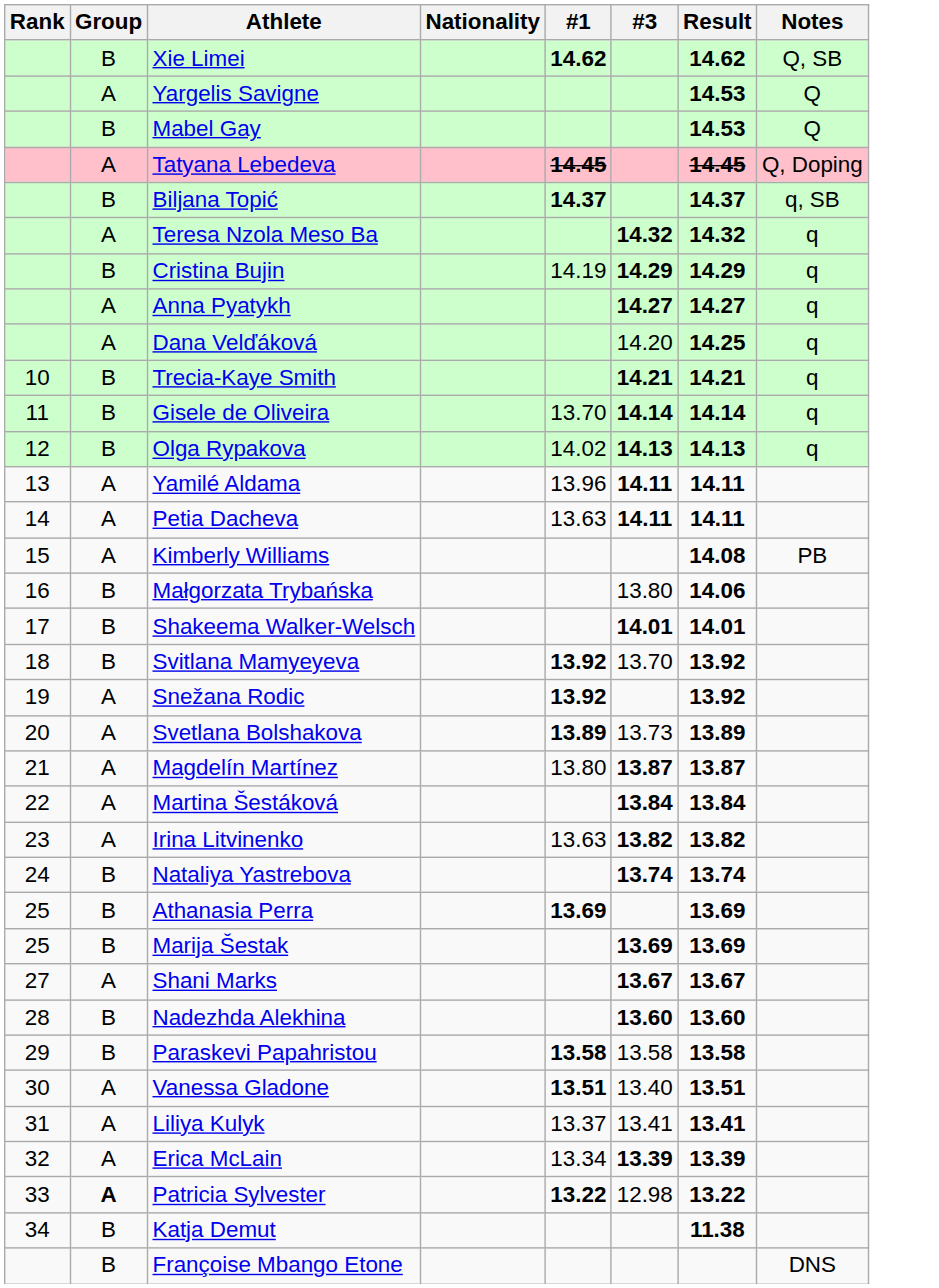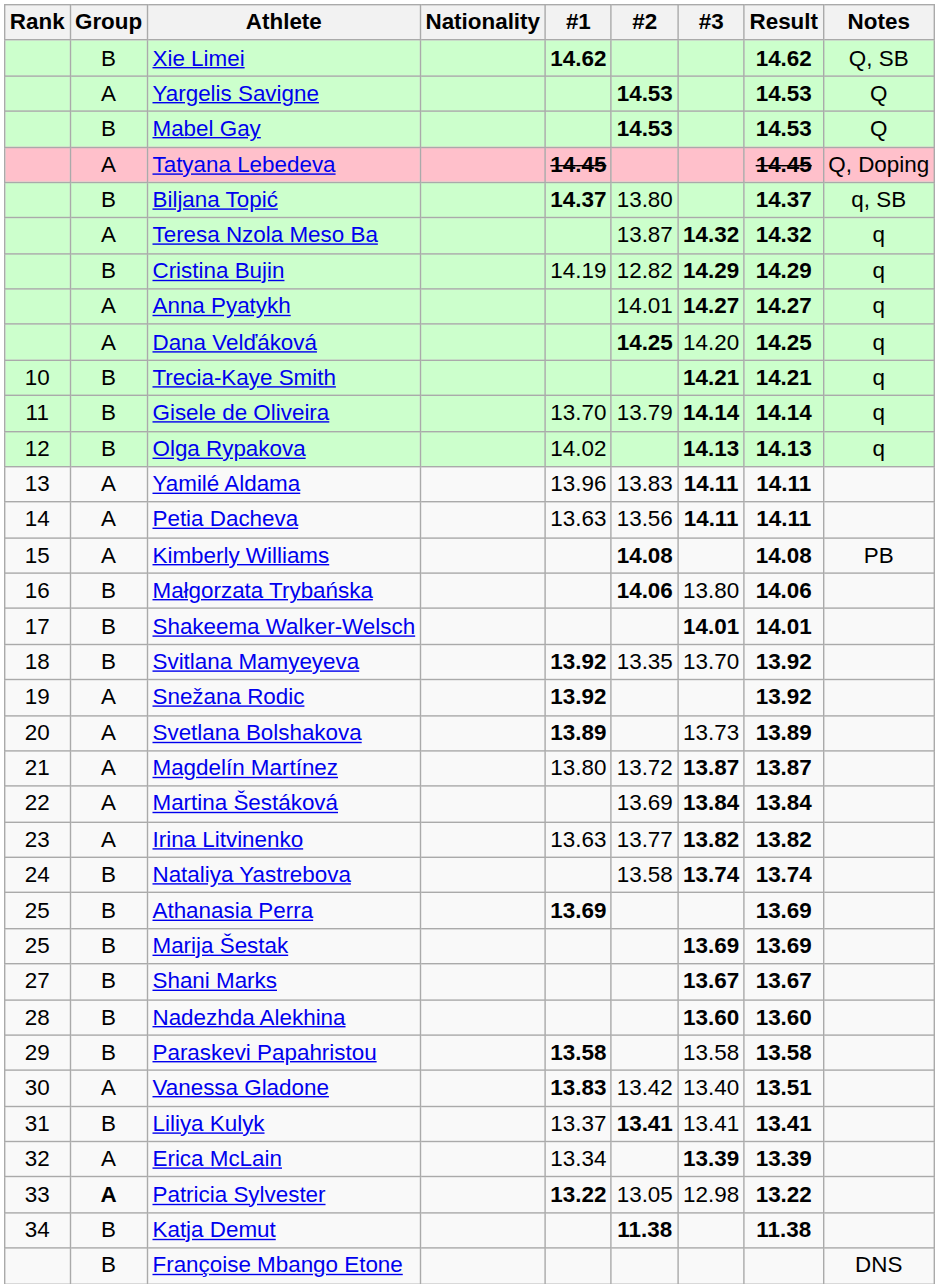+ column: (645, 22)
(109, 981) A -> (109, 981) B
(578, 1088) 13.51 -> (578, 1088) 13.83
(109, 1123) A -> (109, 1123) B
